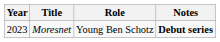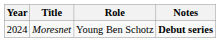(17, 29) 2023 -> (17, 29) 2024
